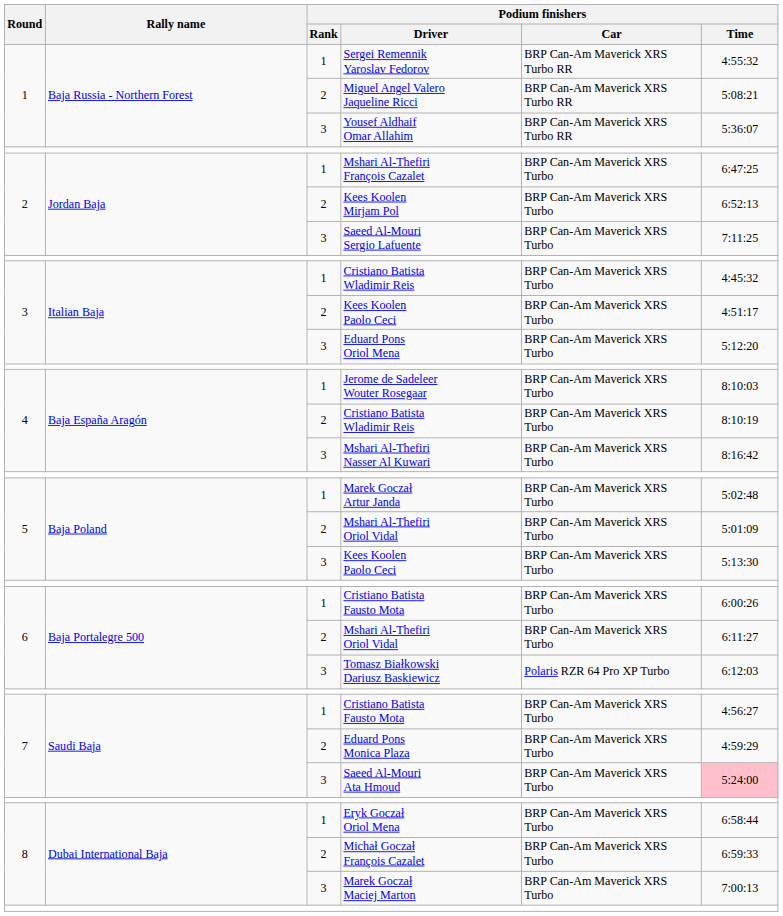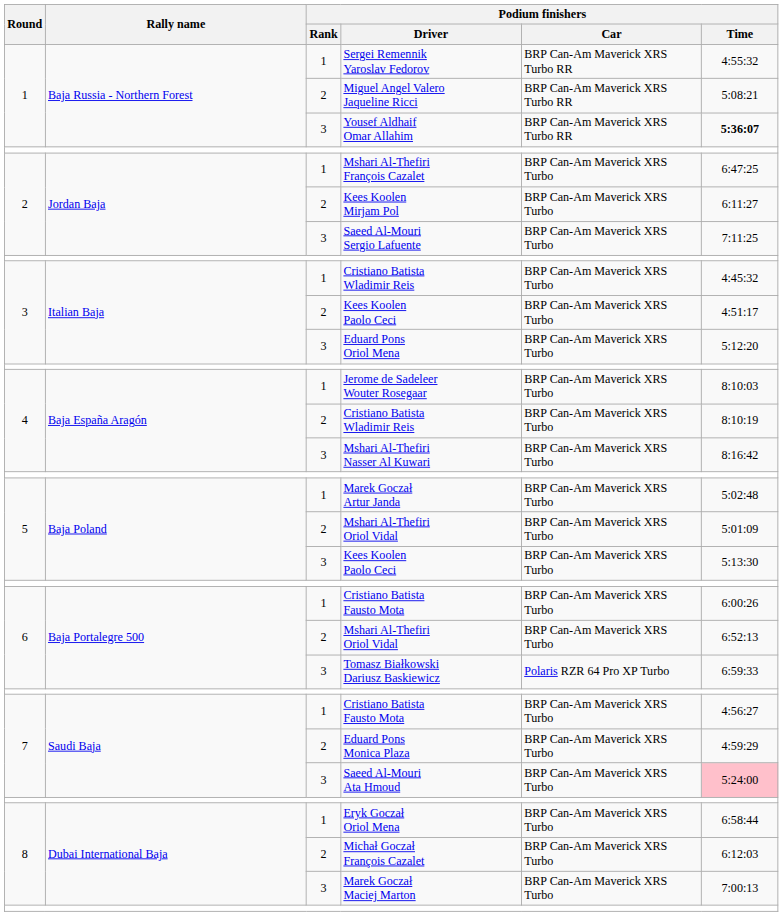(740, 129) normal -> (740, 129) bold
(740, 203) 6:52:13 -> (740, 203) 6:11:27
(740, 637) 6:11:27 -> (740, 637) 6:52:13
(740, 671) 6:12:03 -> (740, 671) 6:59:33
(740, 853) 6:59:33 -> (740, 853) 6:12:03
